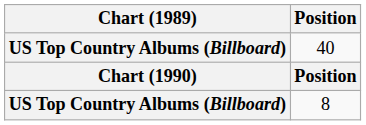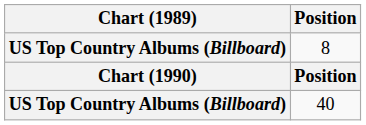rows swapped: (326, 47) <-> (326, 104)
